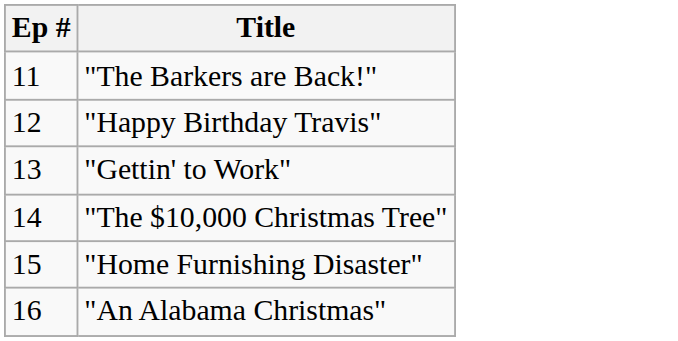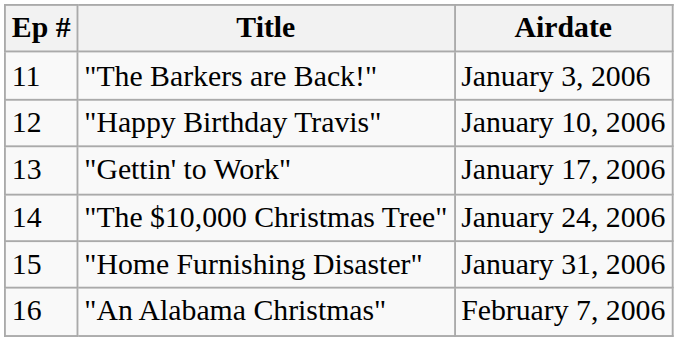+ column: (563, 28)
